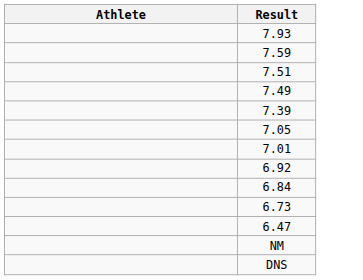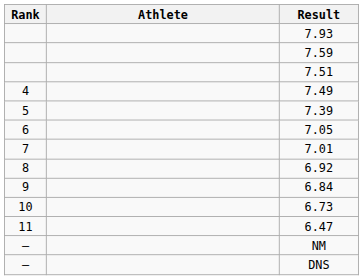+ column: (25, 14)
